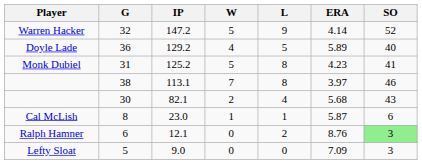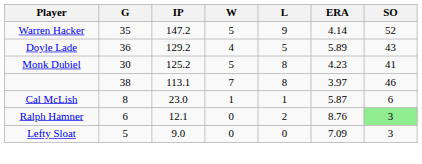(125, 30) 32 -> (125, 30) 35
(391, 47) 40 -> (391, 47) 43
(125, 64) 31 -> (125, 64) 30
- row: (178, 99)
